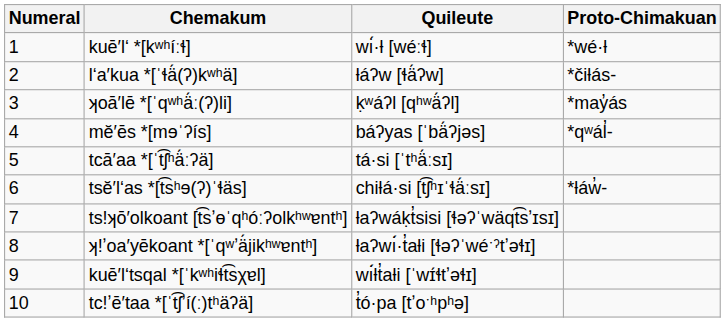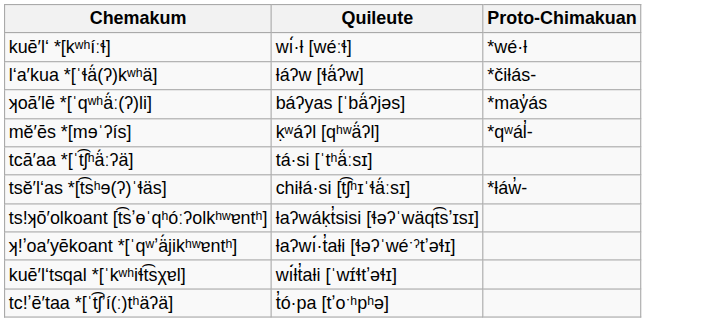- column: (45, 18)
(408, 103) ḳʷáʔl [qʰʷä́ʔl] -> (340, 103) báʔyas [ˈbä́ʔjəs]
(420, 132) báʔyas [ˈbä́ʔjəs] -> (328, 132) ḳʷáʔl [qʰʷä́ʔl]
